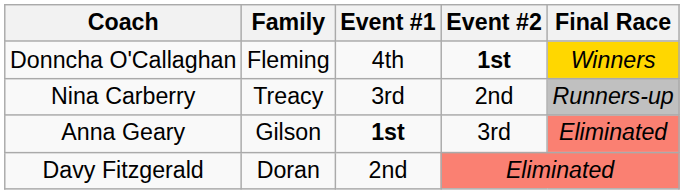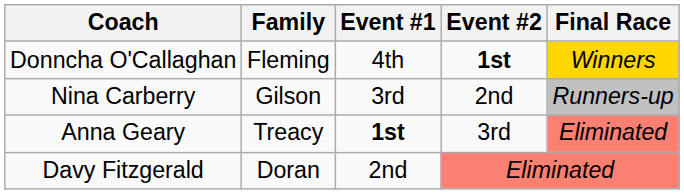(288, 96) Treacy -> (288, 96) Gilson
(288, 133) Gilson -> (288, 133) Treacy
